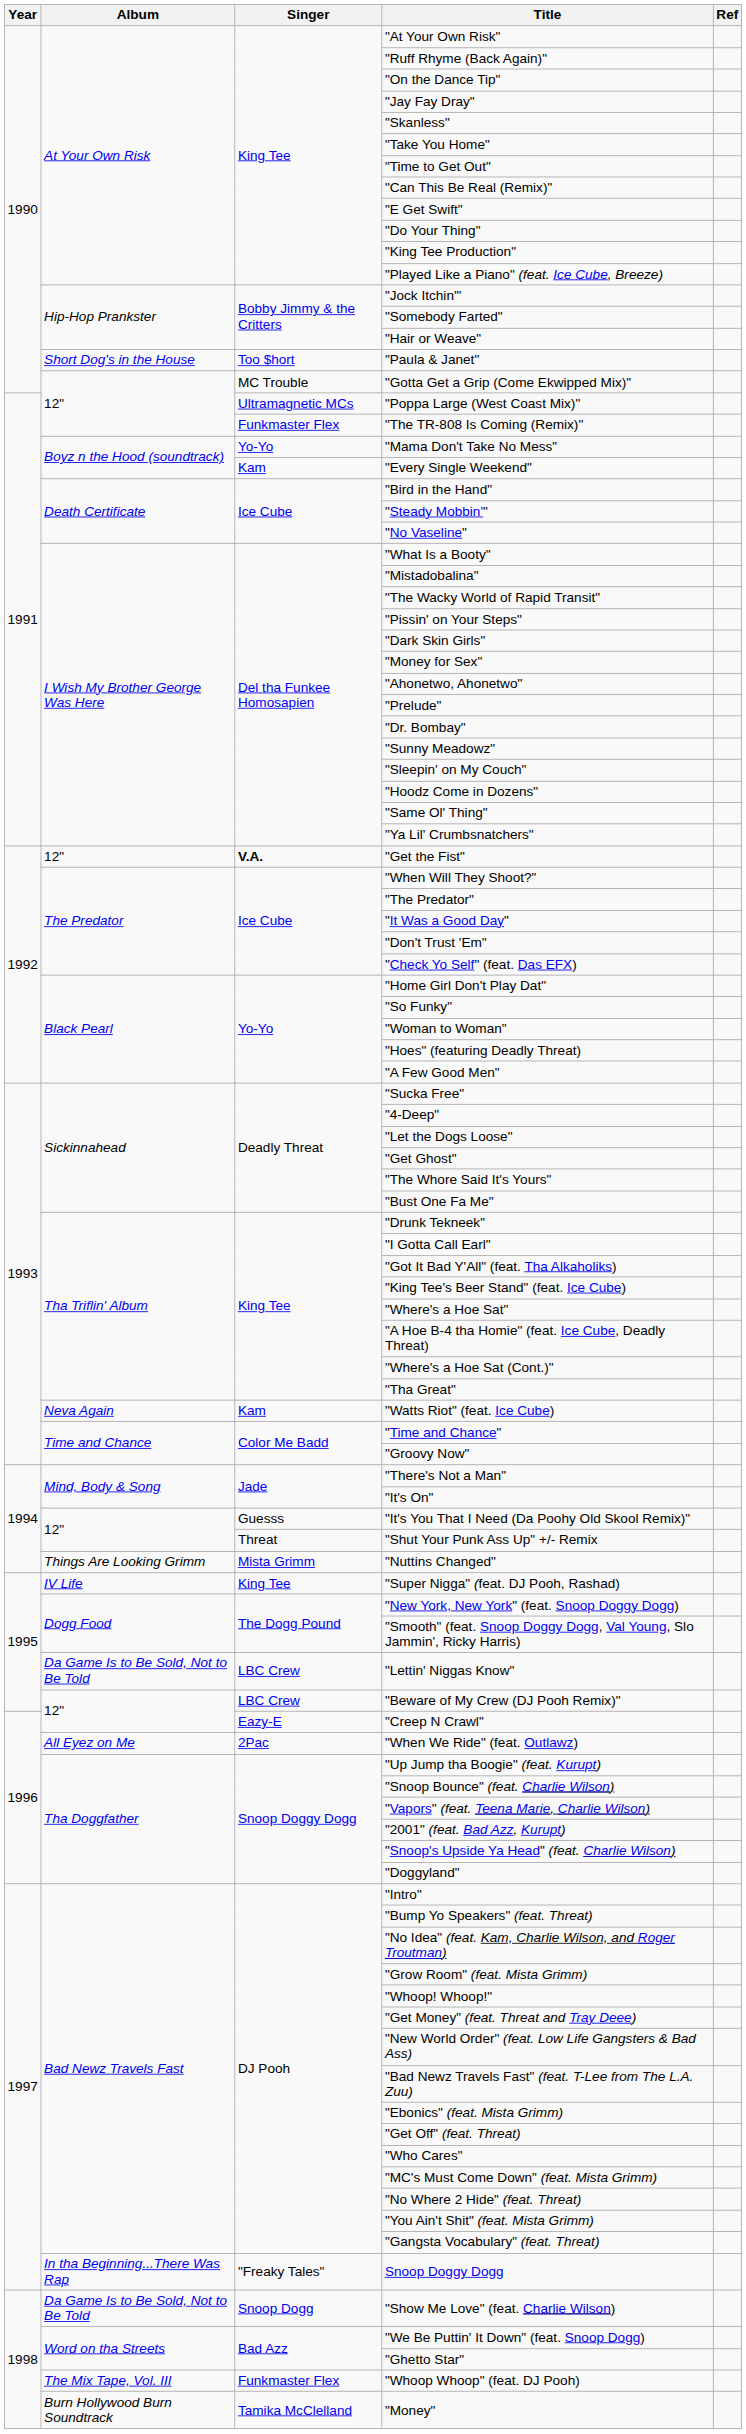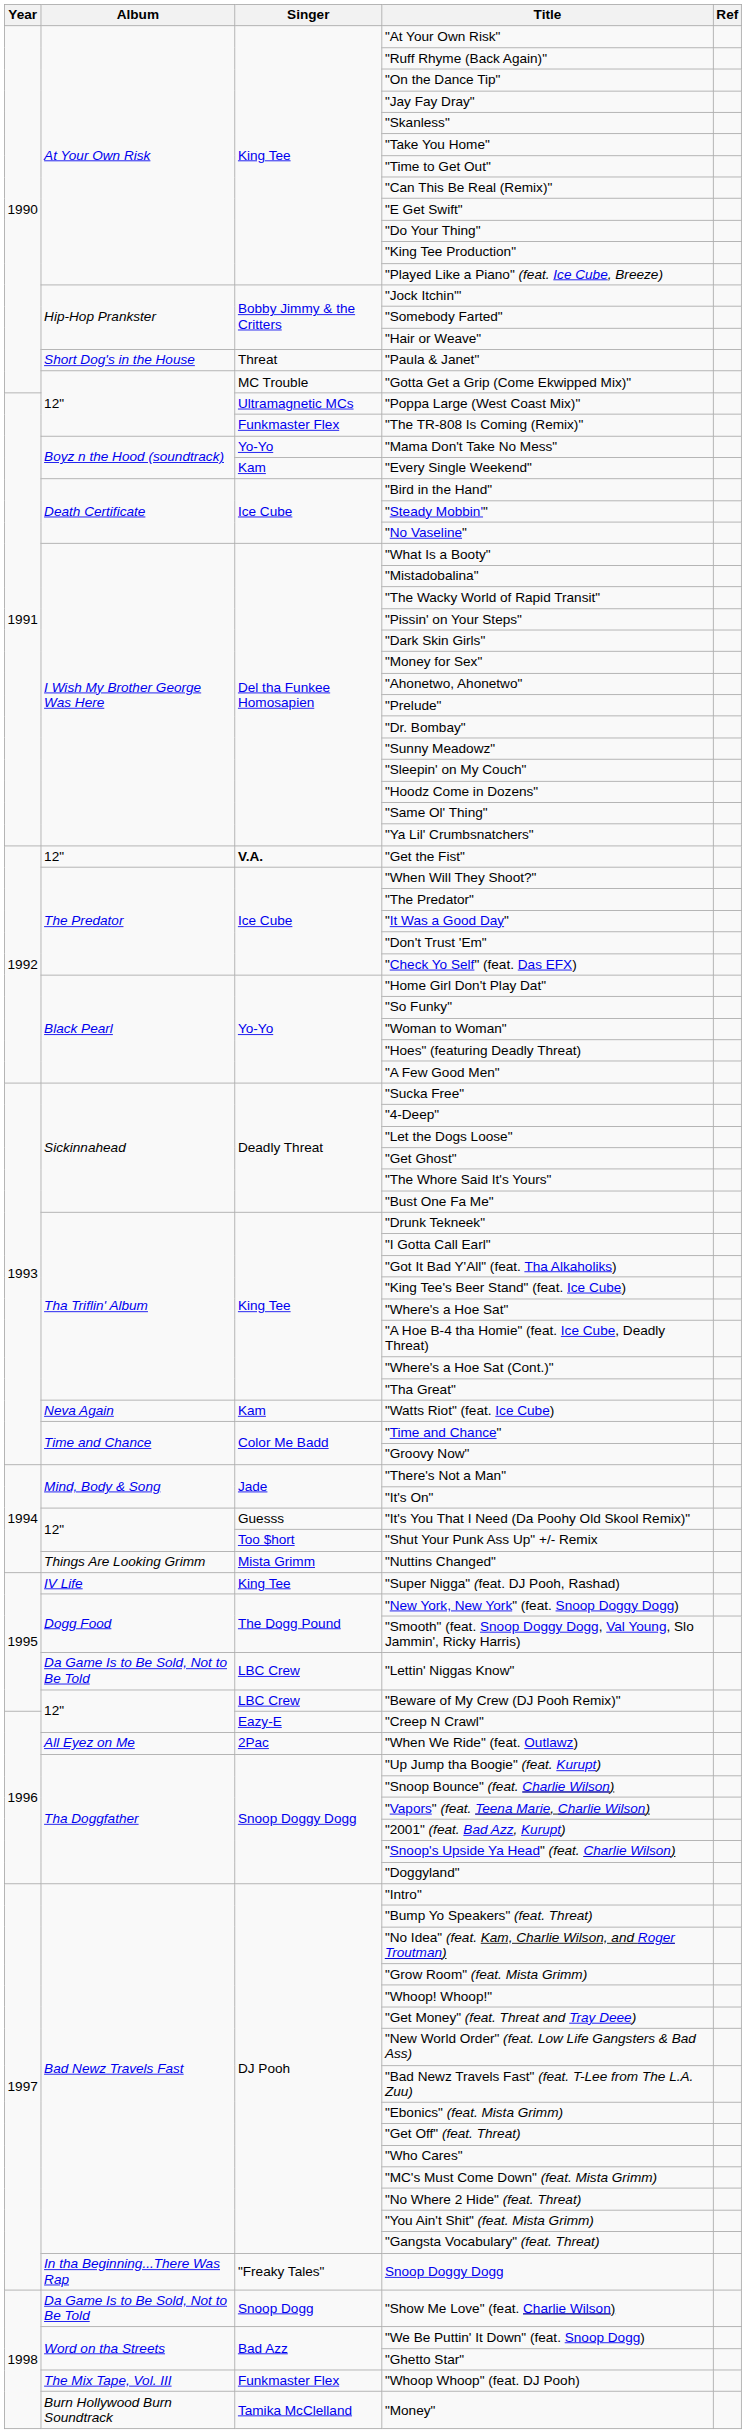(266, 360) Too $hort -> (258, 360) Threat
(258, 1540) Threat -> (266, 1540) Too $hort
